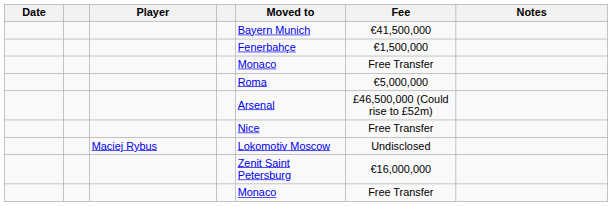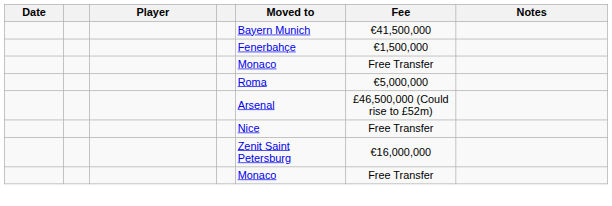- row: (34, 146)
